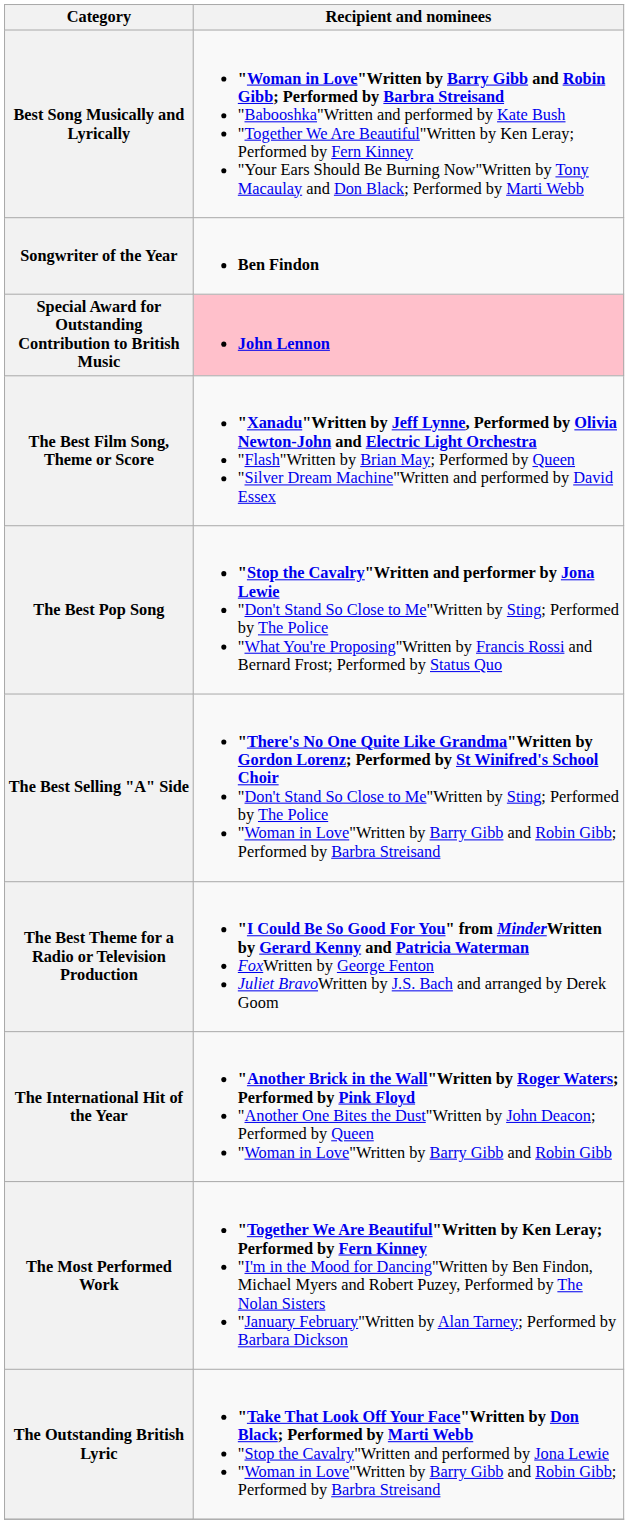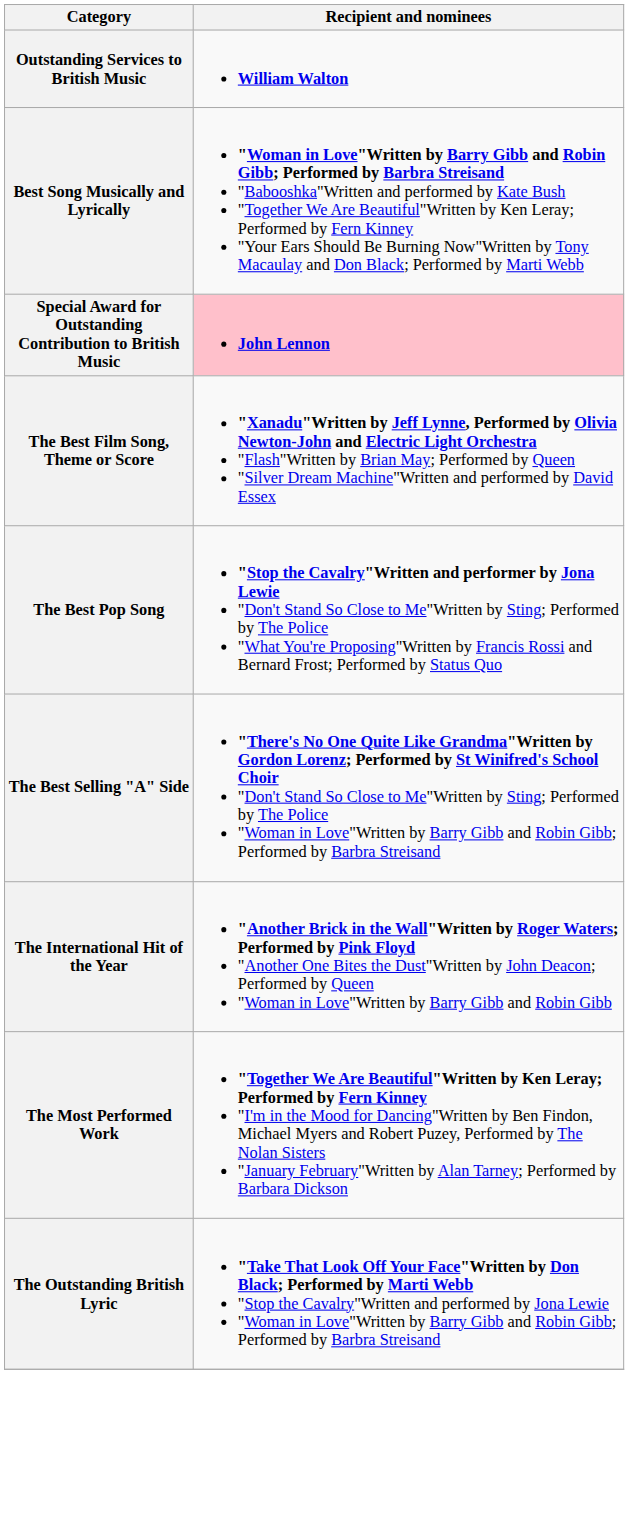+ row: (99, 68)
- row: (99, 255)
- row: (99, 956)
